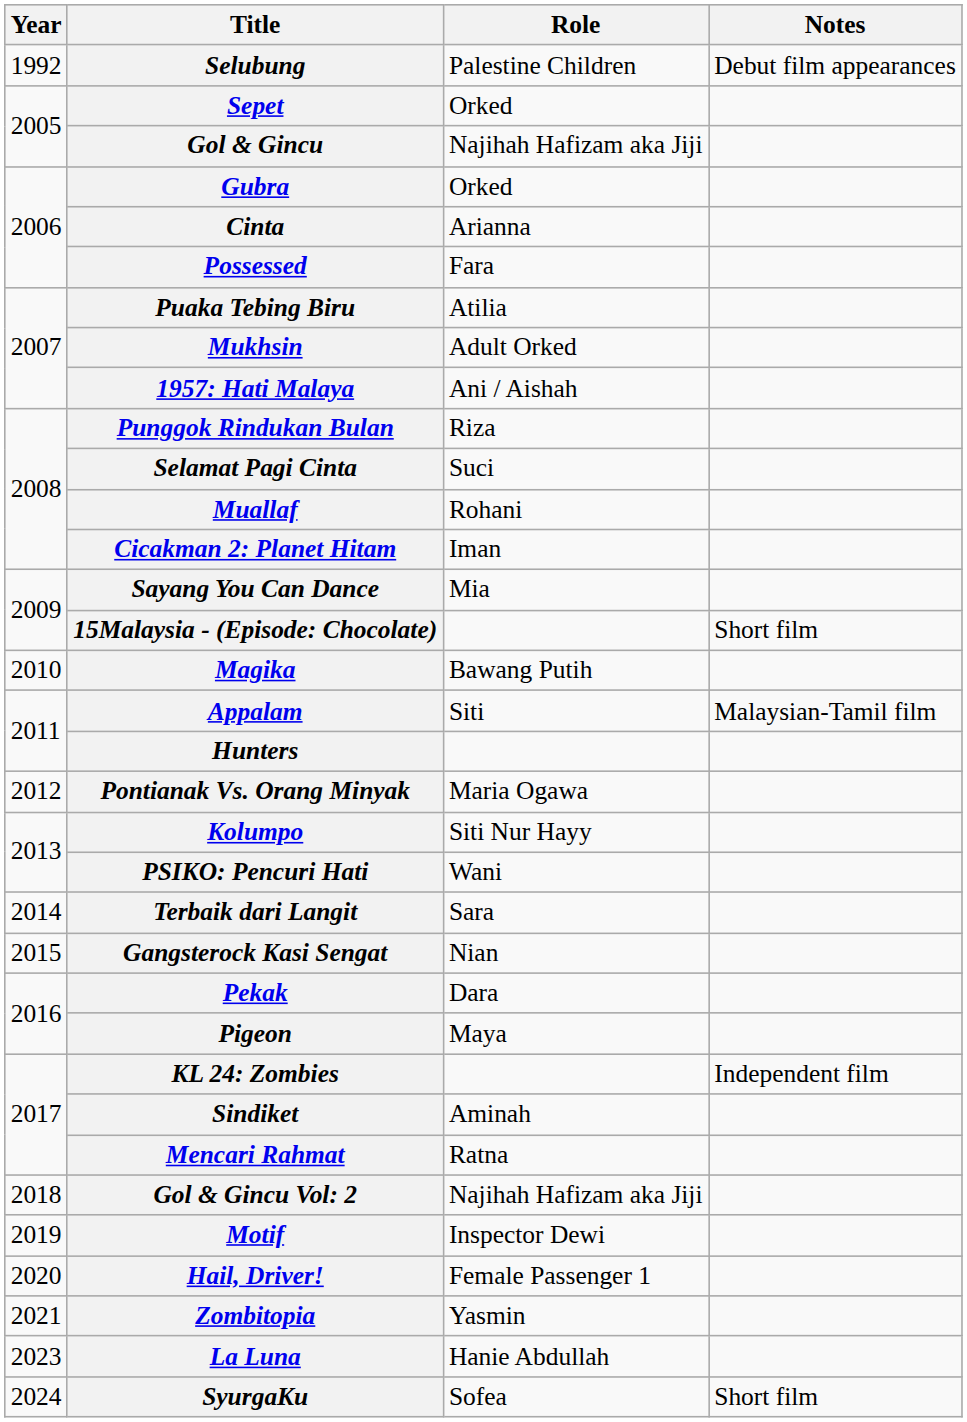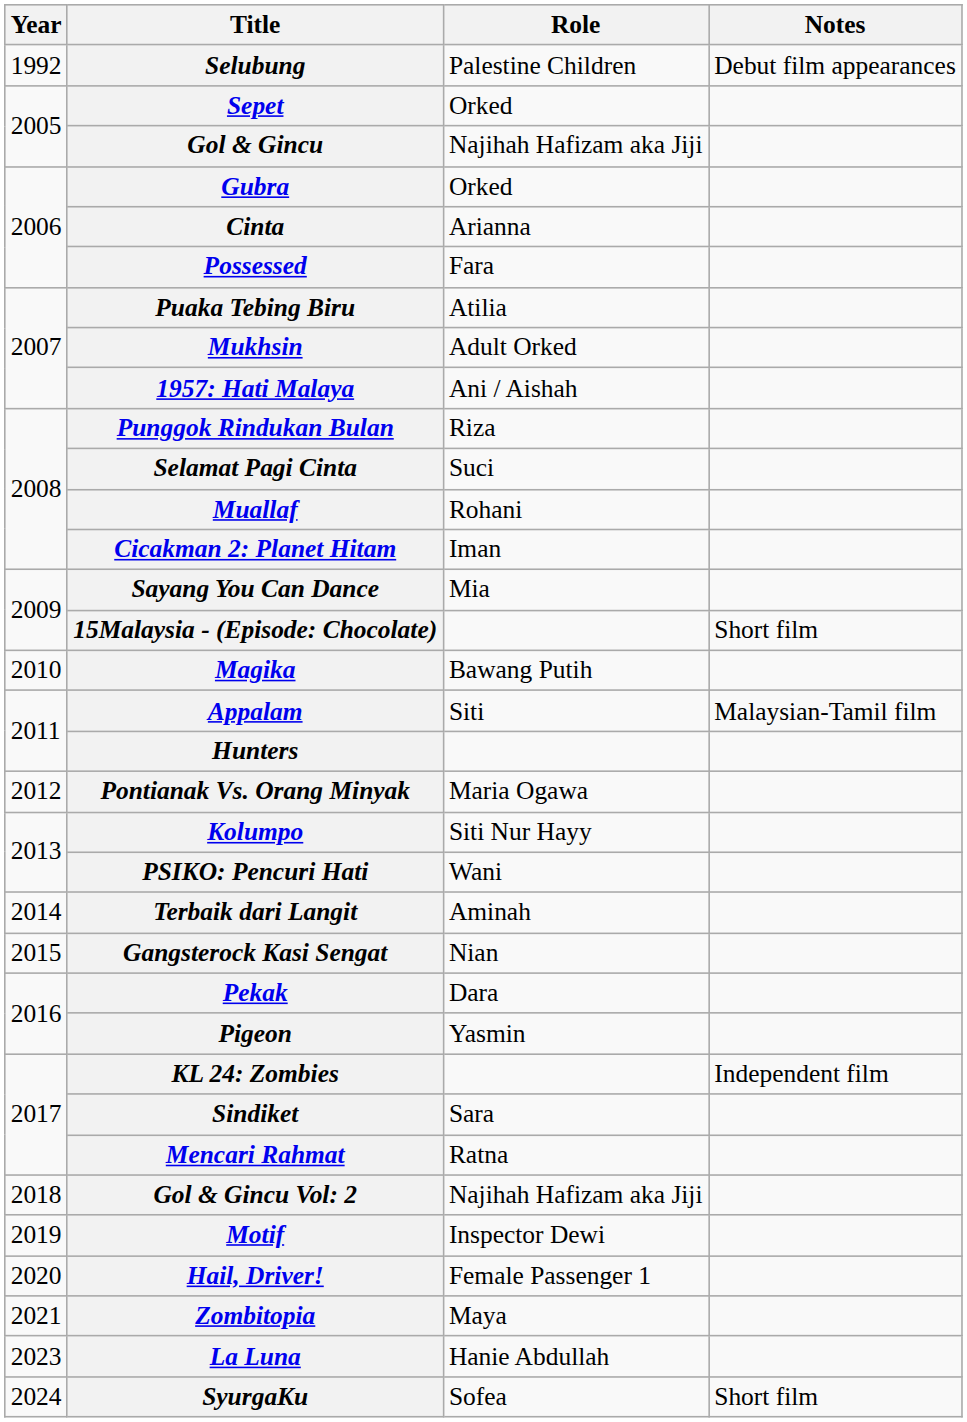(472, 912) Sara -> (490, 912) Aminah
(478, 1033) Maya -> (487, 1033) Yasmin
(490, 1114) Aminah -> (472, 1114) Sara
(487, 1315) Yasmin -> (478, 1315) Maya
